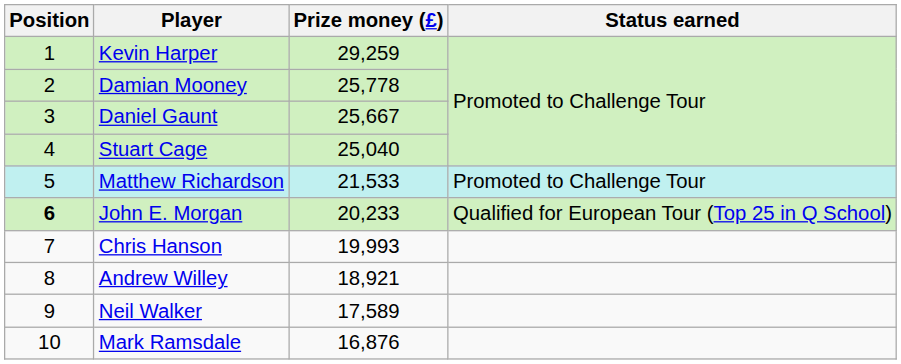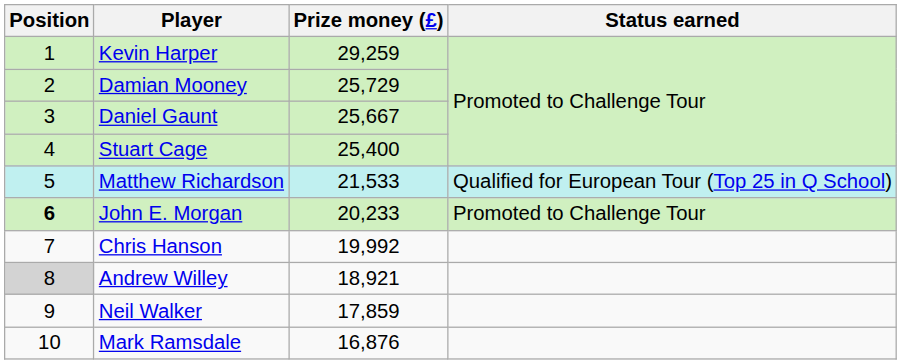(369, 85) 25,778 -> (369, 85) 25,729
(369, 149) 25,040 -> (369, 149) 25,400
(579, 181) Promoted to Challenge Tour -> (672, 181) Qualified for European Tour (Top 25 in Q School)
(672, 213) Qualified for European Tour (Top 25 in Q School) -> (579, 213) Promoted to Challenge Tour
(369, 246) 19,993 -> (369, 246) 19,992
(49, 278) no background -> (49, 278) lightgrey background
(369, 310) 17,589 -> (369, 310) 17,859
